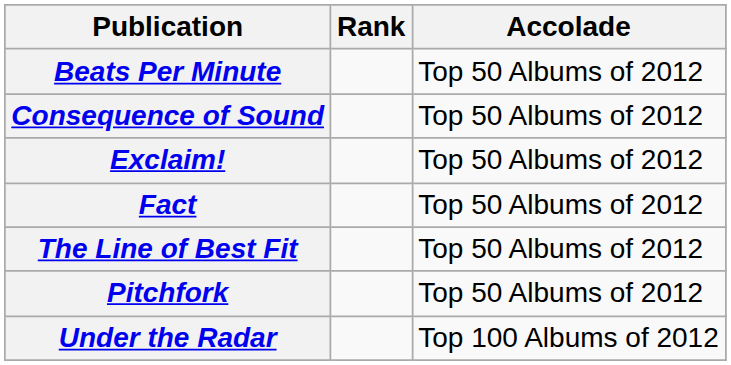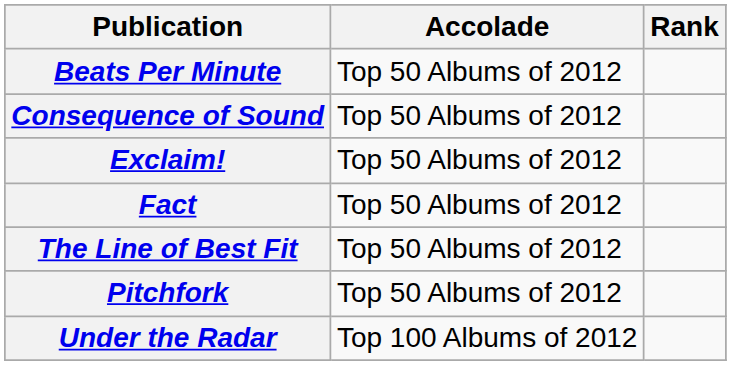columns swapped: (568, 26) <-> (371, 26)
